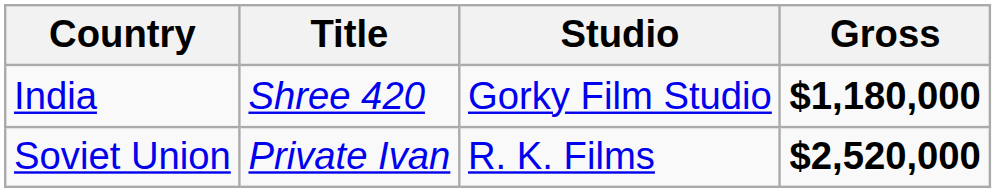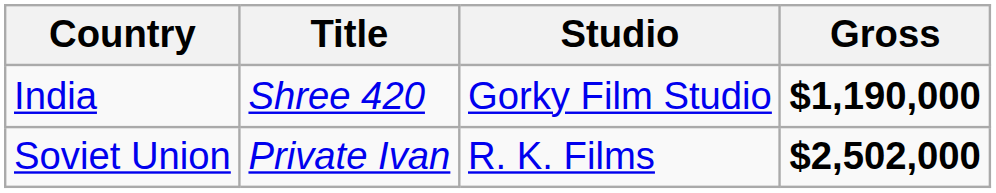(885, 95) $1,180,000 -> (885, 95) $1,190,000
(885, 156) $2,520,000 -> (885, 156) $2,502,000
